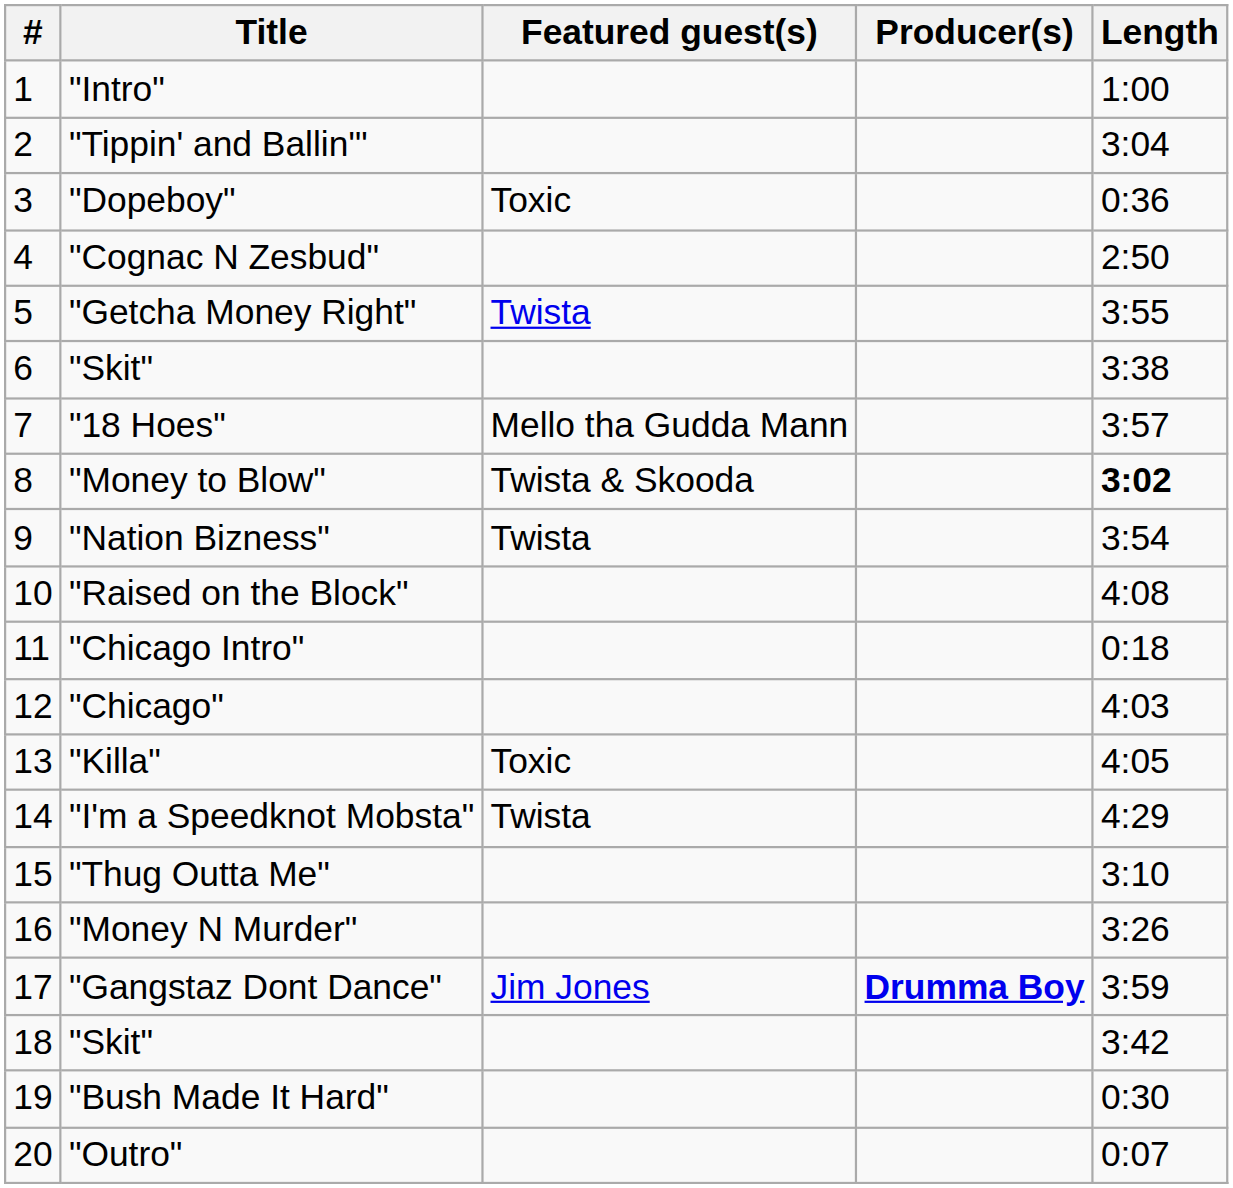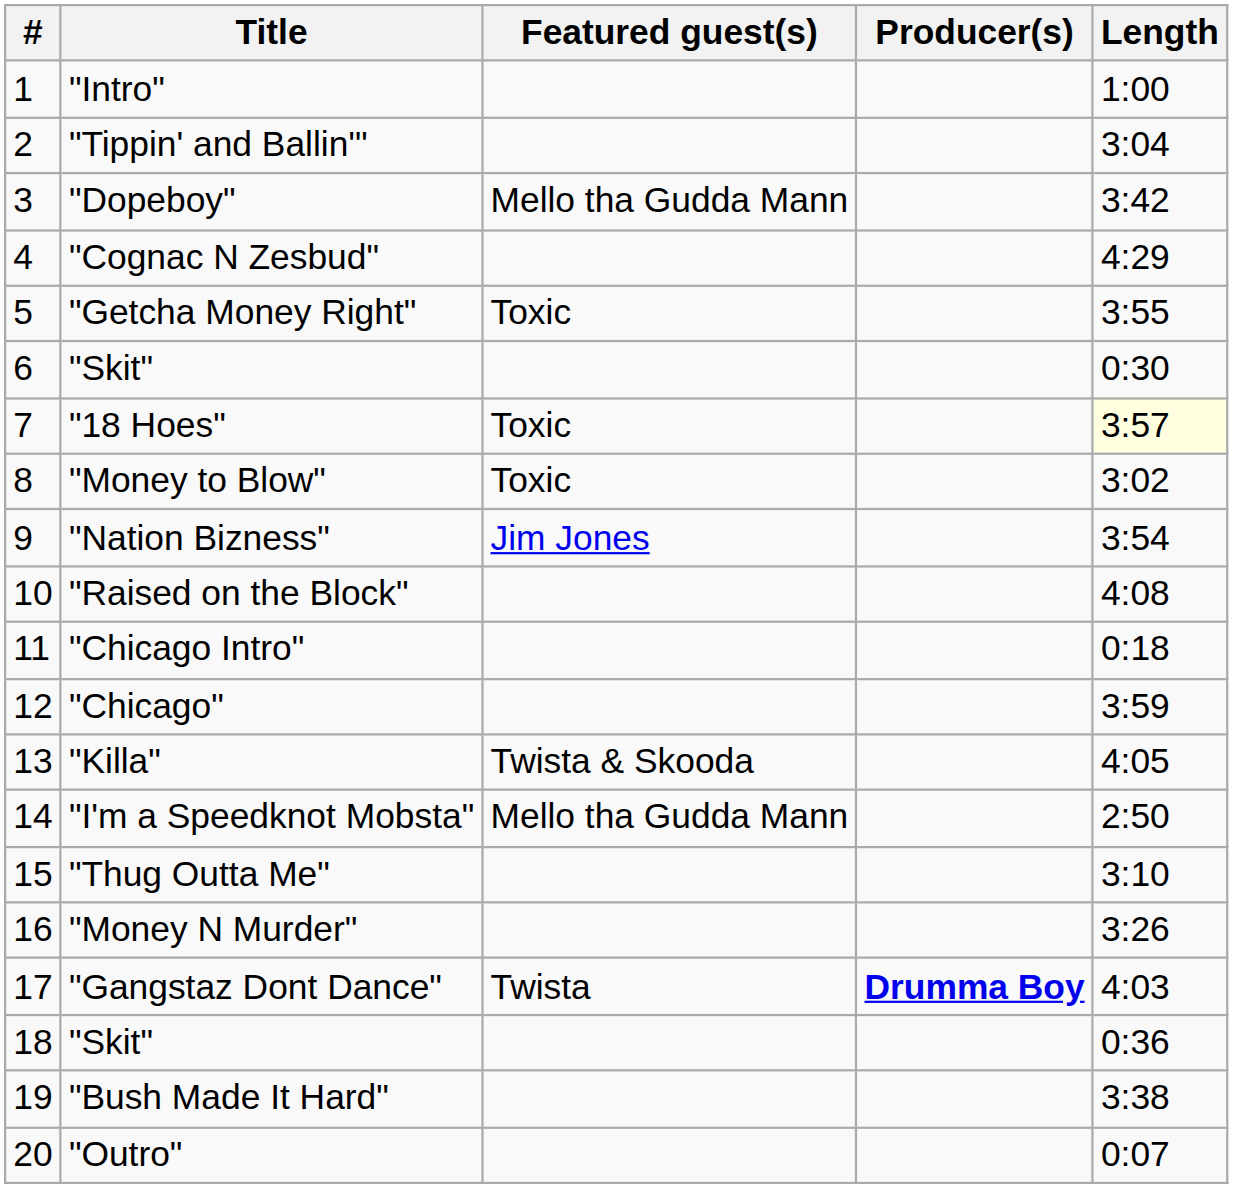(531, 200) Toxic -> (669, 200) Mello tha Gudda Mann
(1135, 200) 0:36 -> (1135, 200) 3:42
(1135, 256) 2:50 -> (1135, 256) 4:29
(541, 312) Twista -> (531, 312) Toxic
(1135, 369) 3:38 -> (1135, 369) 0:30
(669, 425) Mello tha Gudda Mann -> (531, 425) Toxic
(1135, 425) no background -> (1135, 425) lightyellow background
(622, 481) Twista & Skooda -> (531, 481) Toxic
(1136, 481) bold -> (1135, 481) normal
(541, 537) Twista -> (570, 537) Jim Jones
(1135, 705) 4:03 -> (1135, 705) 3:59
(531, 761) Toxic -> (622, 761) Twista & Skooda
(541, 817) Twista -> (669, 817) Mello tha Gudda Mann
(1135, 817) 4:29 -> (1135, 817) 2:50
(570, 985) Jim Jones -> (541, 985) Twista
(1135, 985) 3:59 -> (1135, 985) 4:03
(1135, 1041) 3:42 -> (1135, 1041) 0:36
(1135, 1098) 0:30 -> (1135, 1098) 3:38
